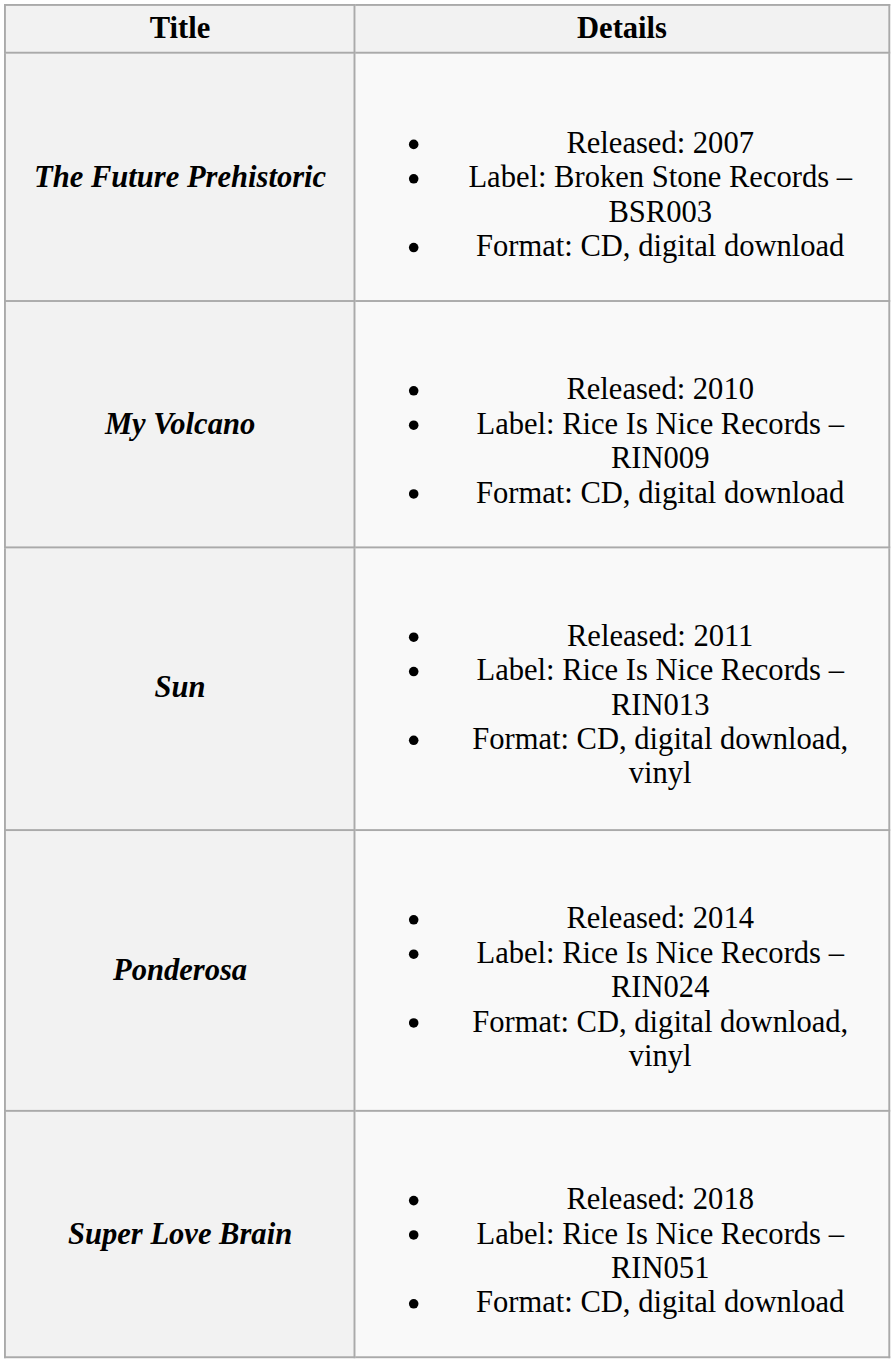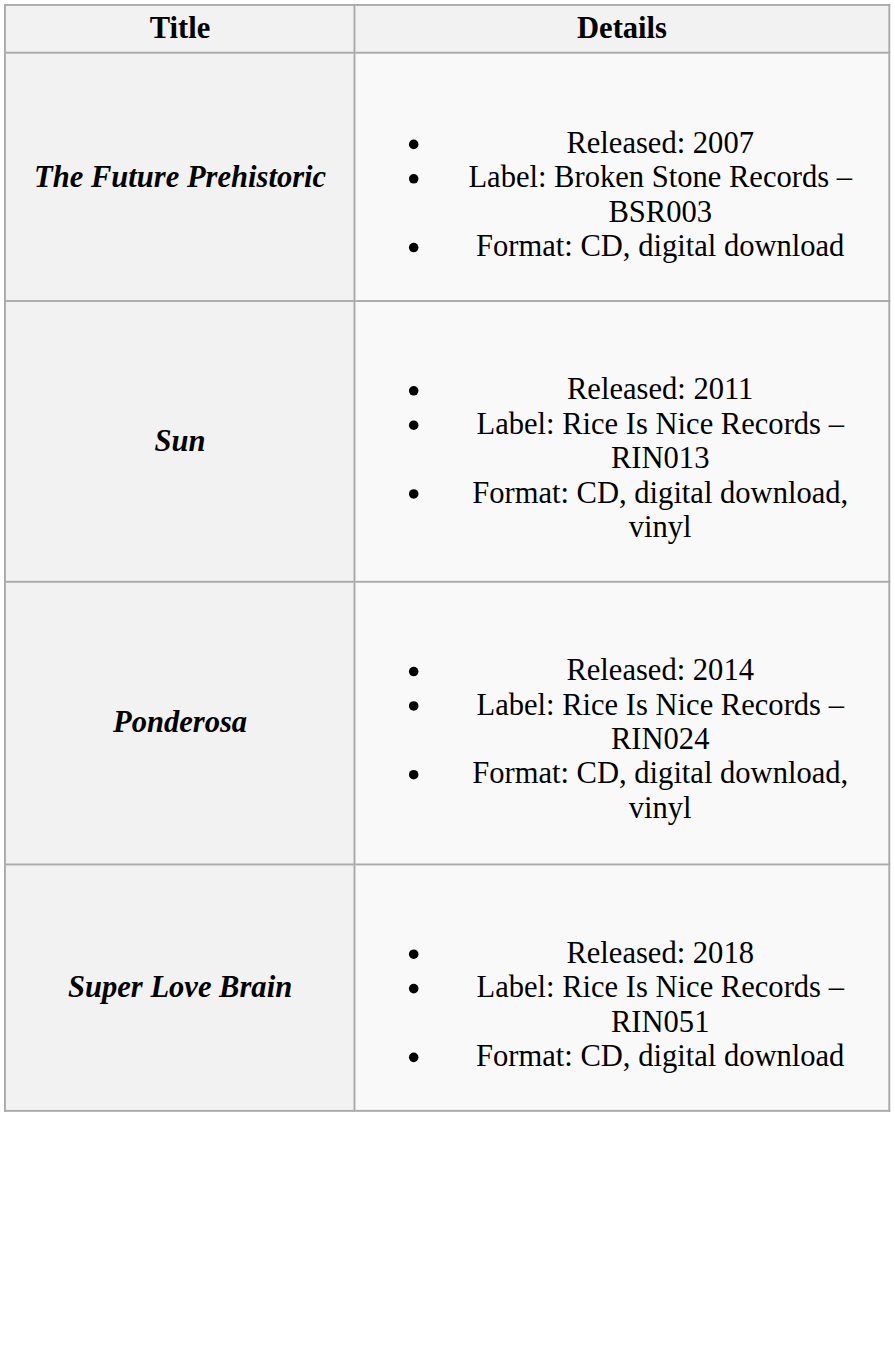- row: (180, 423)
